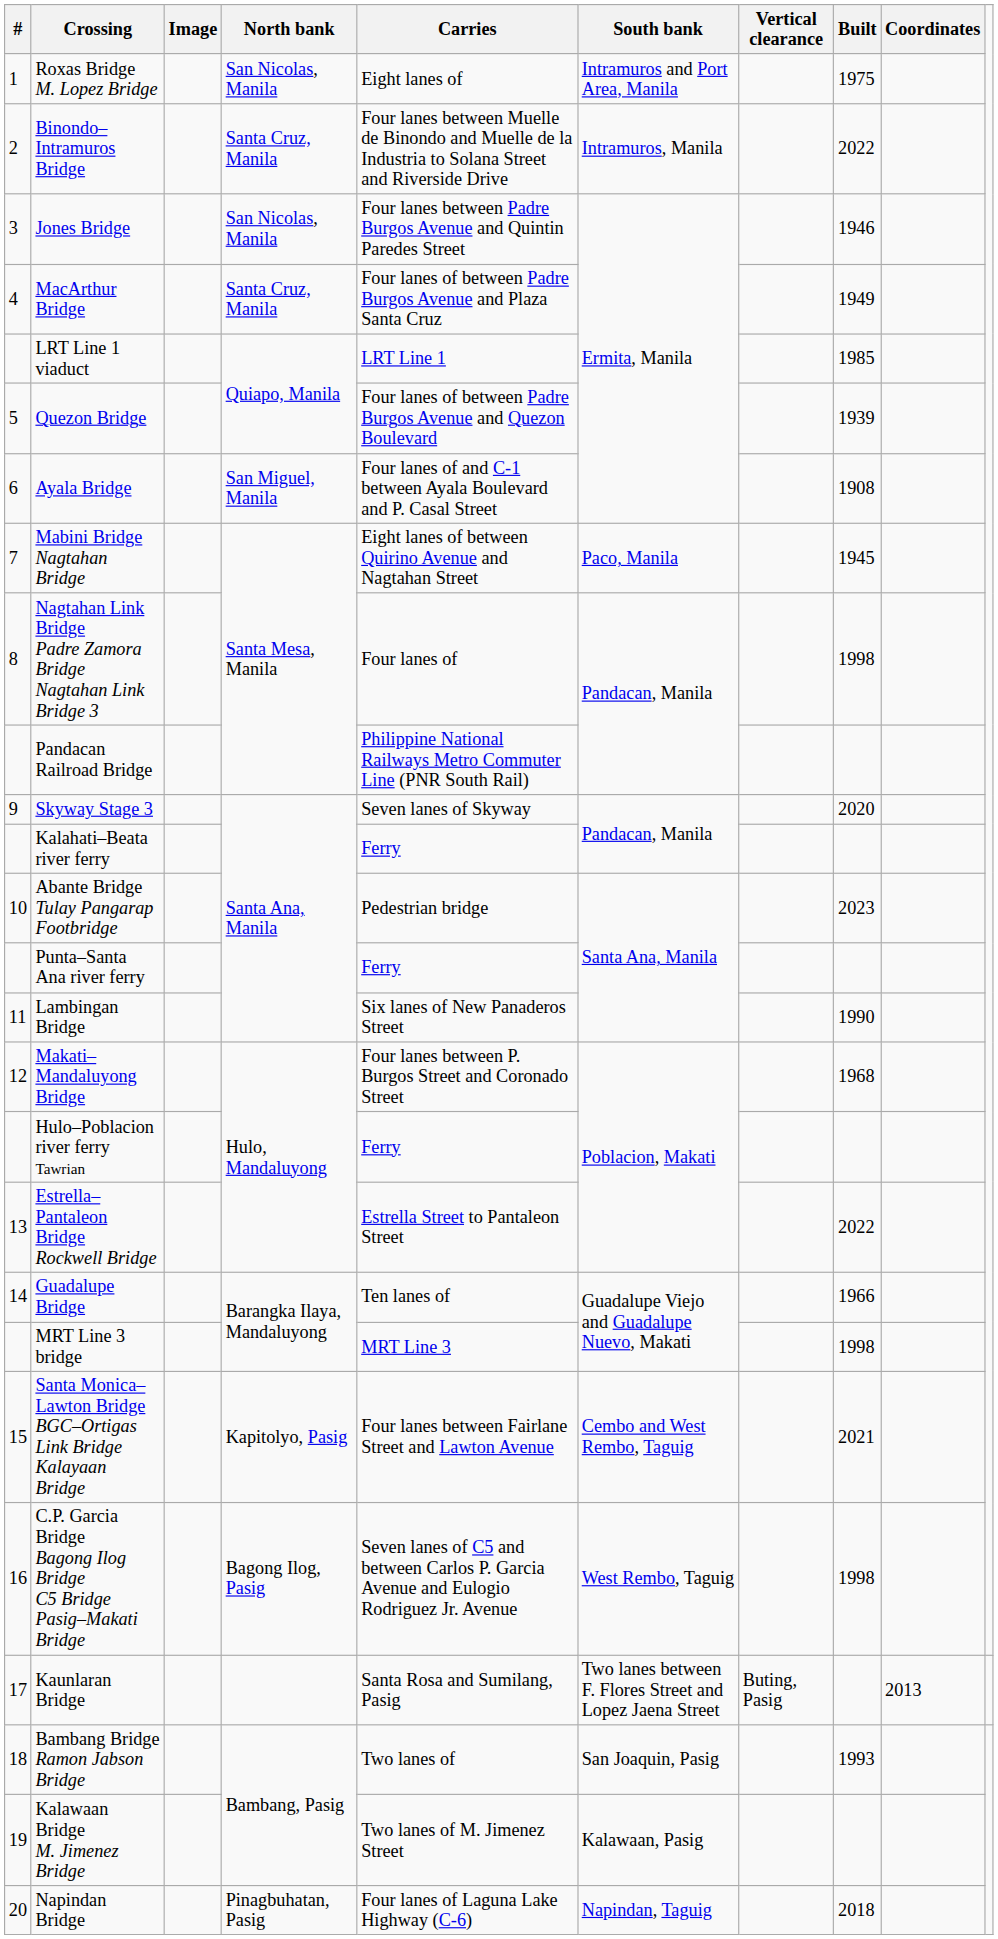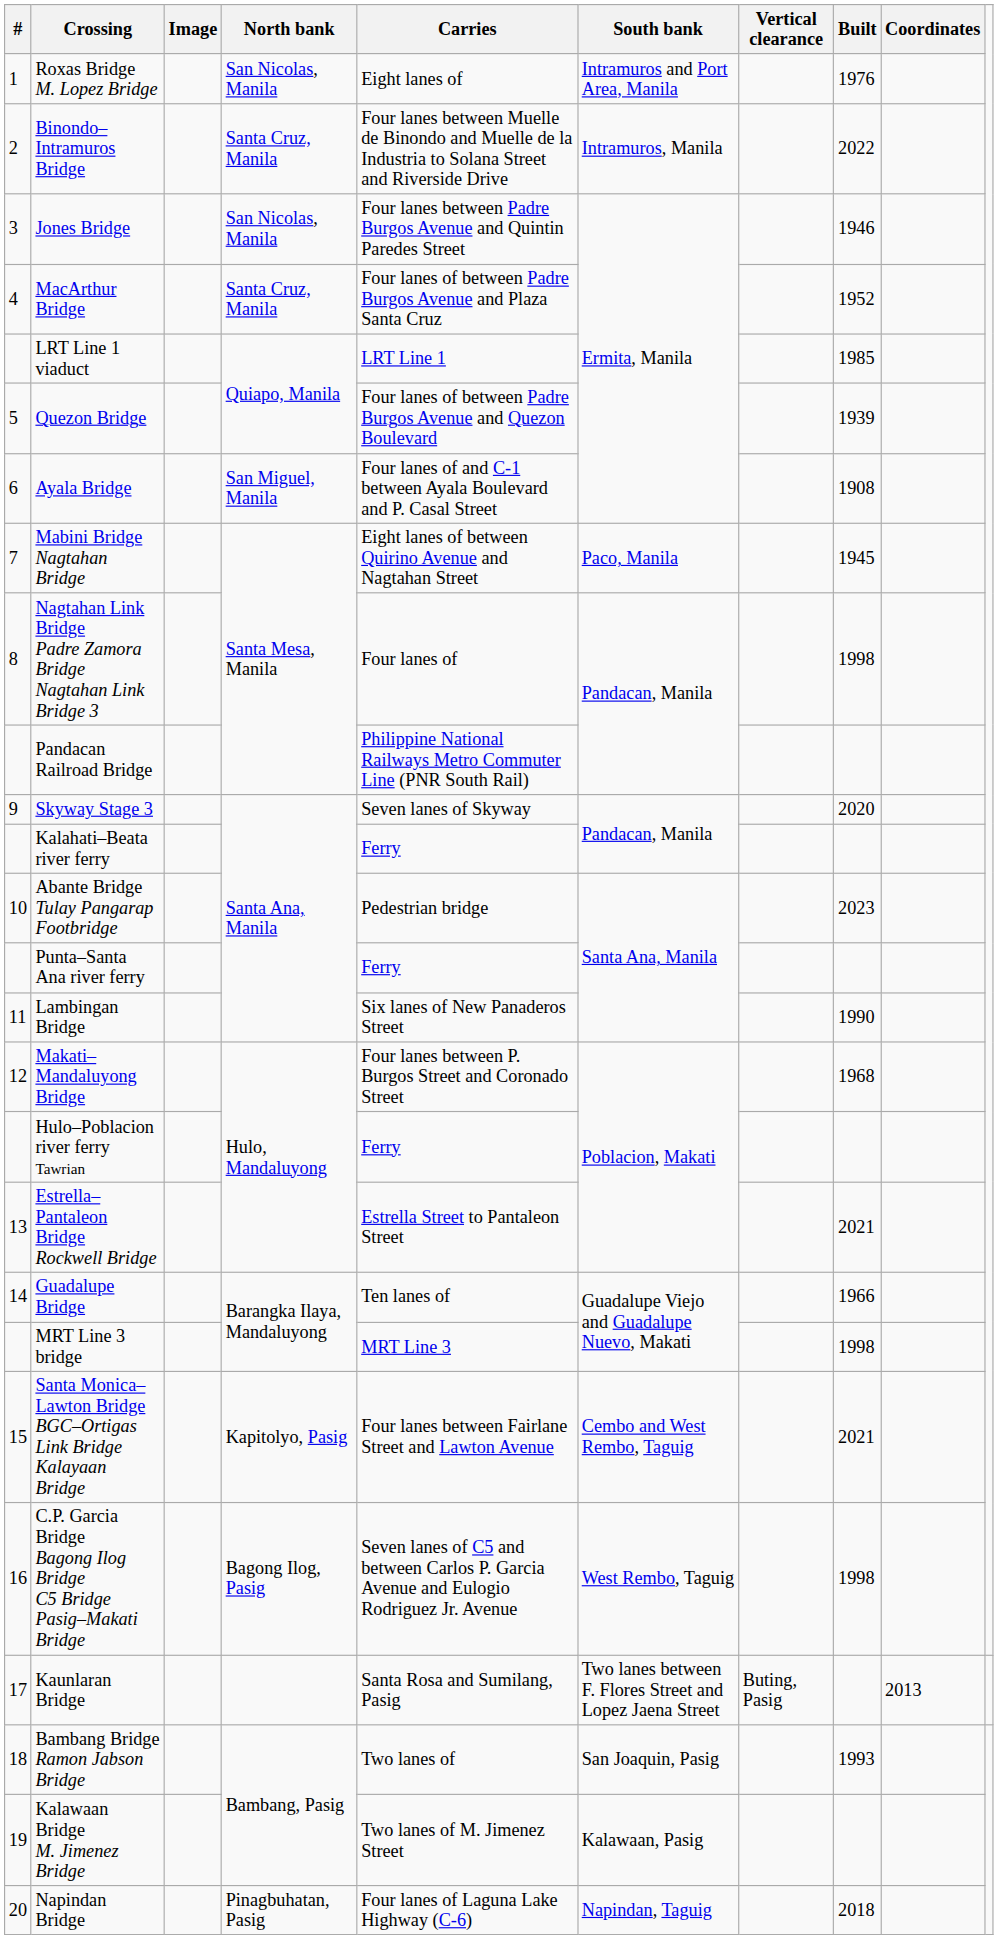(856, 78) 1975 -> (856, 78) 1976
(856, 298) 1949 -> (856, 298) 1952
(856, 1227) 2022 -> (856, 1227) 2021
